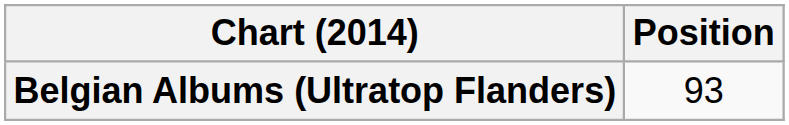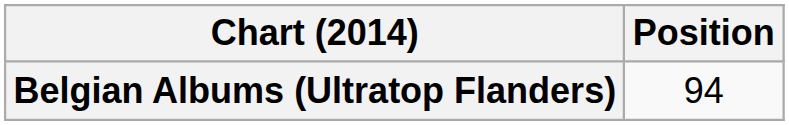(704, 90) 93 -> (704, 90) 94
